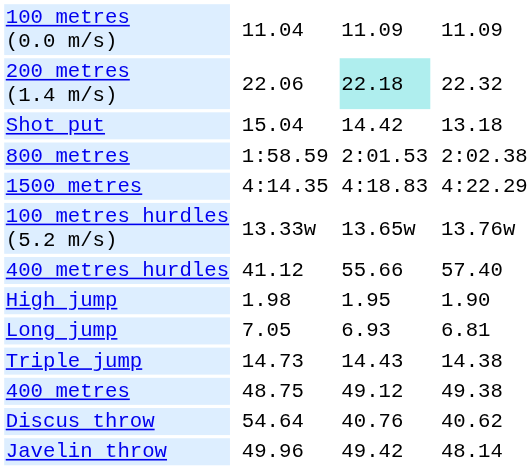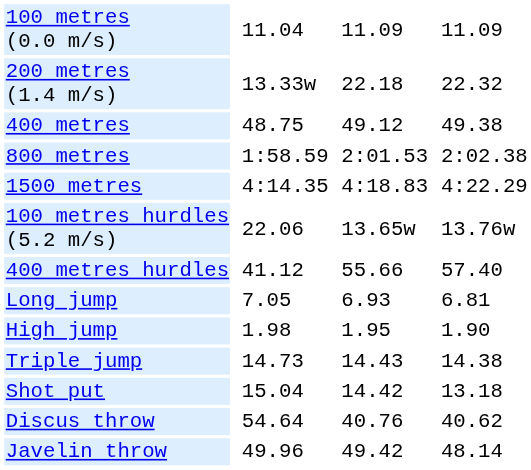(273, 84) 22.06 -> (279, 84) 13.33w
(372, 84) paleturquoise background -> (372, 84) no background
rows swapped: (68, 391) <-> (55, 126)
(279, 228) 13.33w -> (273, 228) 22.06
rows swapped: (62, 301) <-> (62, 331)
